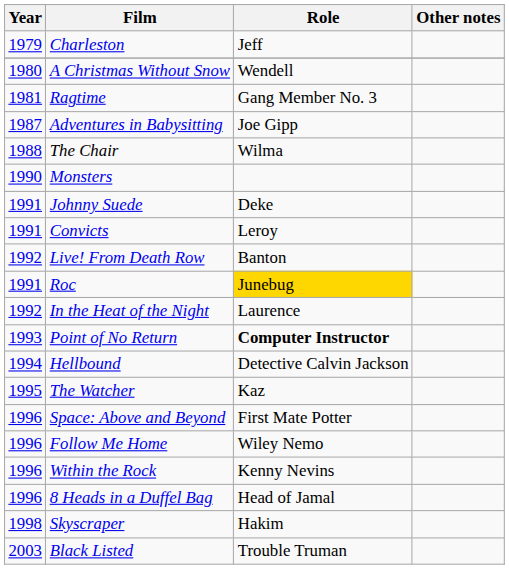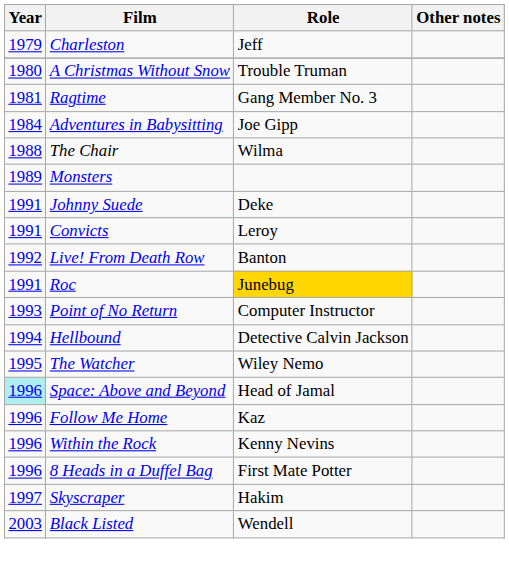(266, 71) Wendell -> (292, 71) Trouble Truman
(25, 124) 1987 -> (25, 124) 1984
(25, 177) 1990 -> (25, 177) 1989
- row: (129, 310)
(313, 337) bold -> (306, 310) normal
(251, 390) Kaz -> (281, 364) Wiley Nemo
(25, 417) no background -> (25, 390) paleturquoise background
(295, 417) First Mate Potter -> (286, 390) Head of Jamal
(281, 444) Wiley Nemo -> (251, 417) Kaz
(286, 497) Head of Jamal -> (295, 470) First Mate Potter
(25, 524) 1998 -> (25, 497) 1997
(292, 550) Trouble Truman -> (266, 524) Wendell
